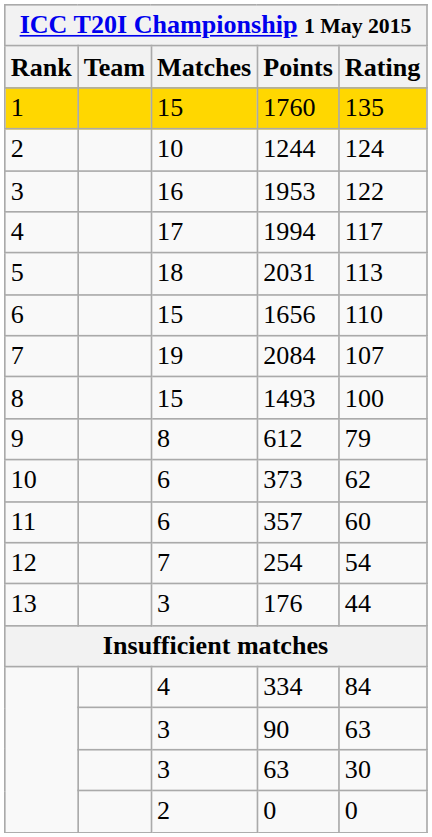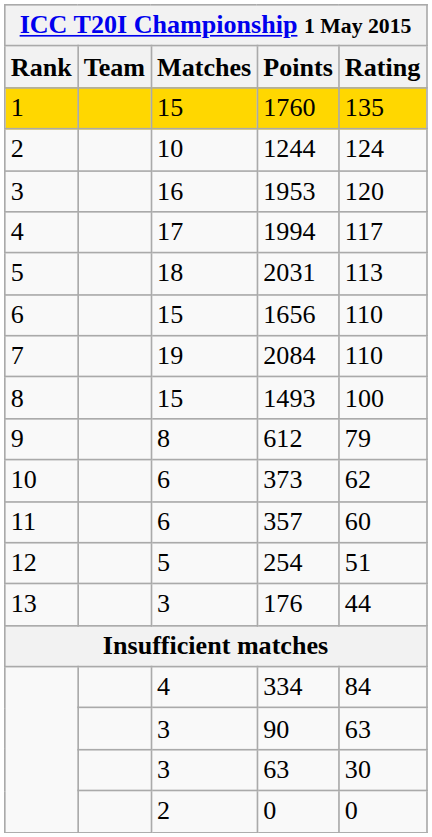(364, 190) 122 -> (364, 190) 120
(364, 356) 107 -> (364, 356) 110
(164, 562) 7 -> (164, 562) 5
(358, 562) 54 -> (358, 562) 51
